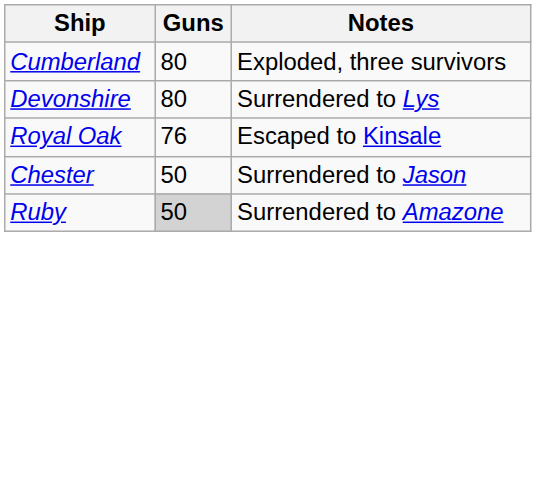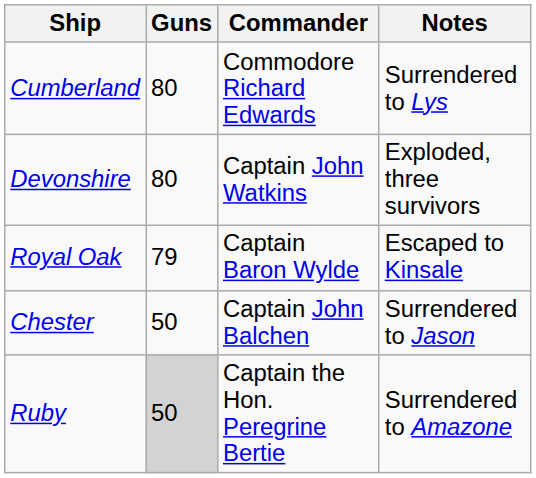+ column: (298, 23)
(372, 61) Exploded, three survivors -> (451, 88) Surrendered to Lys
(338, 99) Surrendered to Lys -> (438, 179) Exploded, three survivors
(174, 136) 76 -> (164, 257) 79
